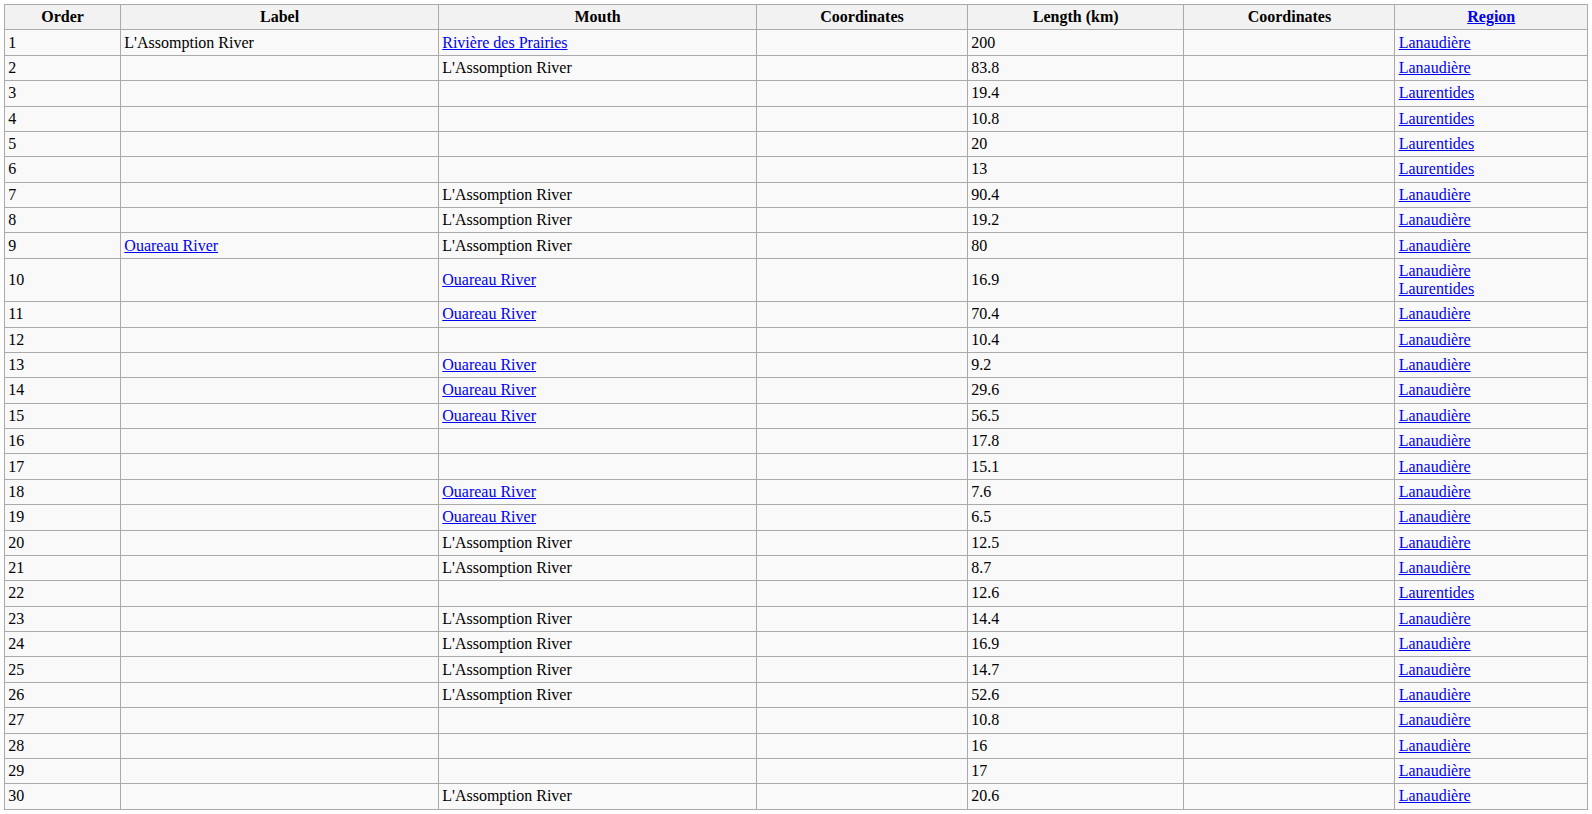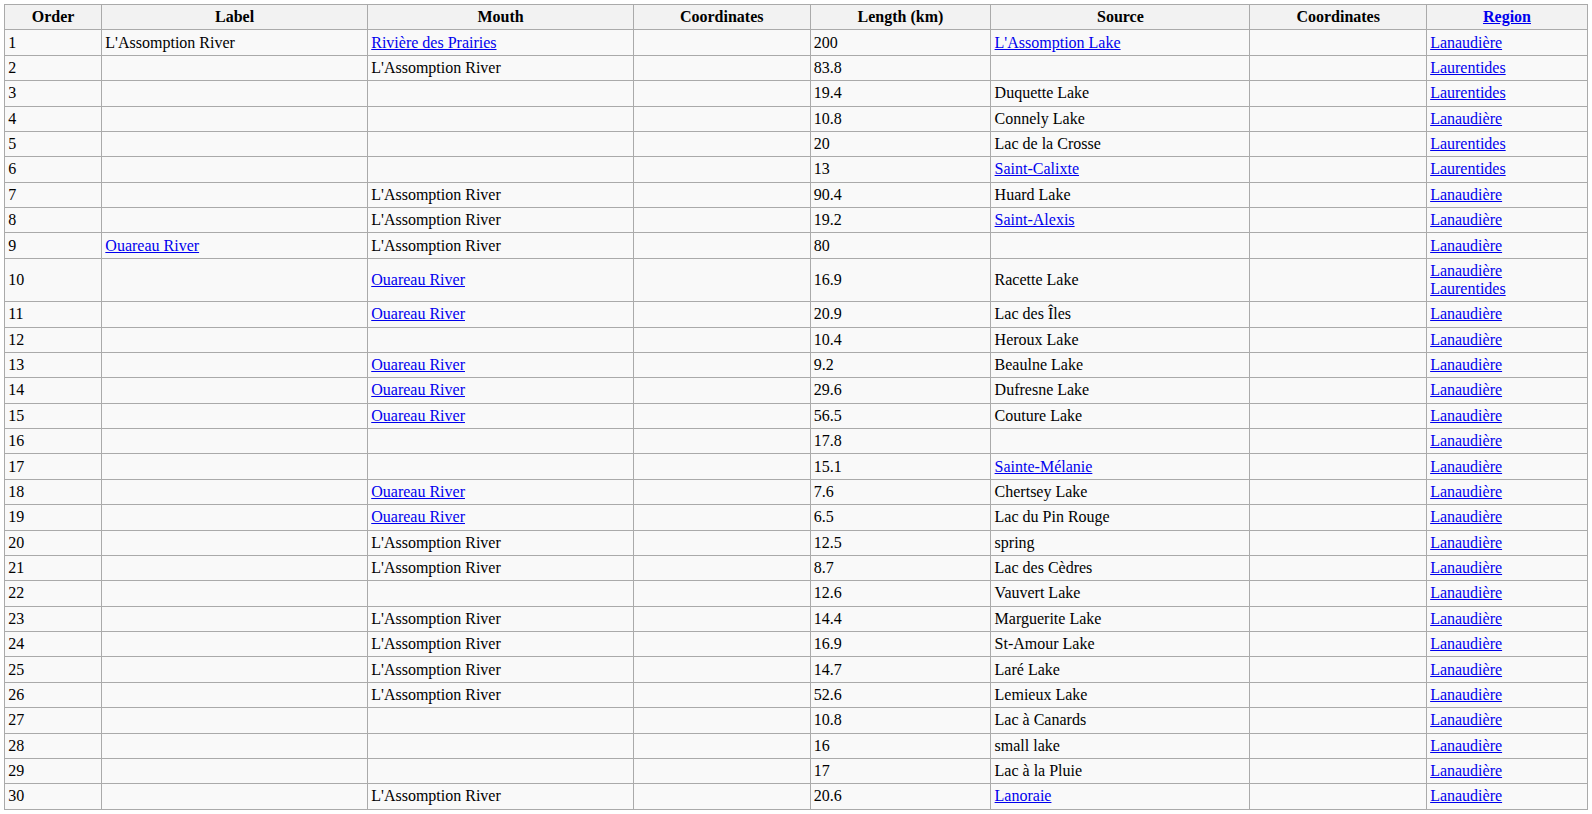+ column: (1120, 17)
(1435, 67) Lanaudière -> (1468, 67) Laurentides
(1436, 118) Laurentides -> (1466, 118) Lanaudière
(985, 314) 70.4 -> (828, 314) 20.9
(1436, 593) Laurentides -> (1466, 593) Lanaudière
